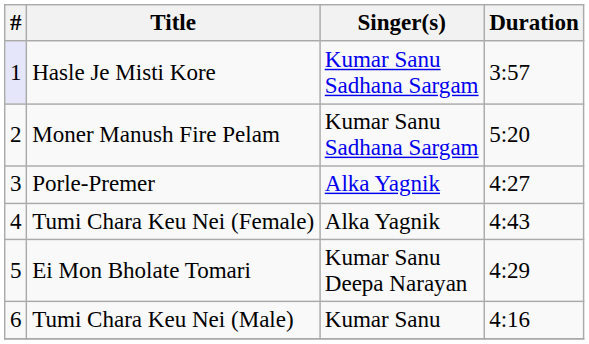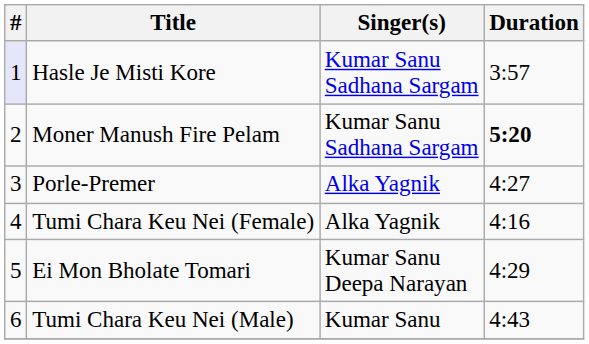(510, 134) normal -> (510, 134) bold
(510, 220) 4:43 -> (510, 220) 4:16
(510, 319) 4:16 -> (510, 319) 4:43
